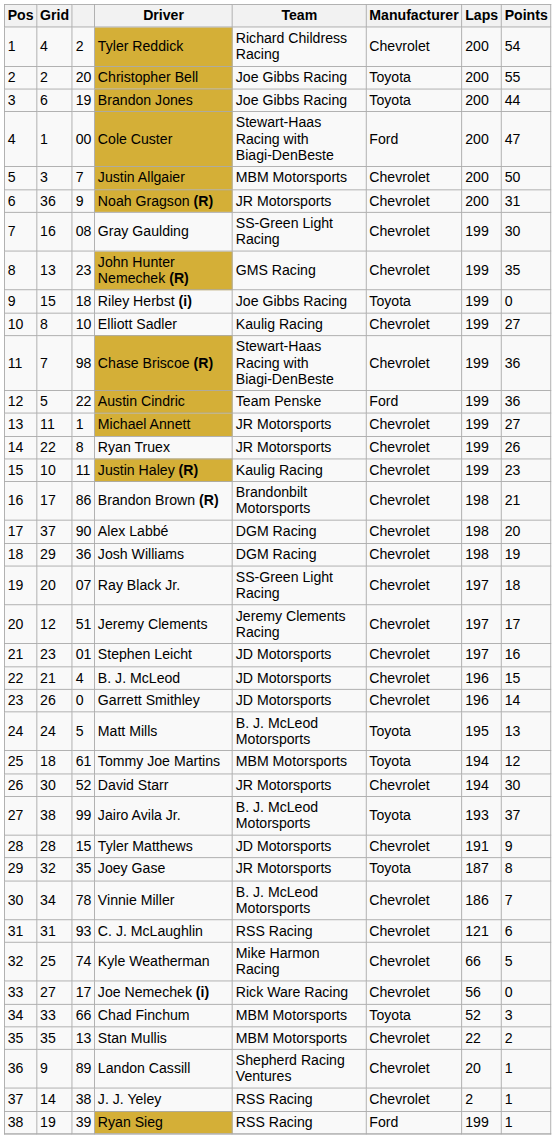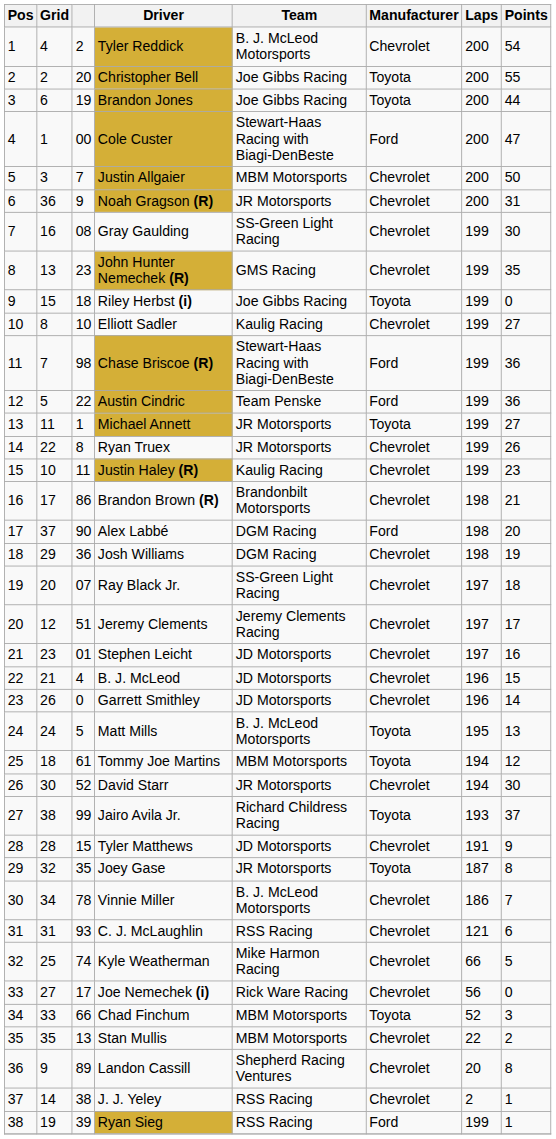(291, 46) Richard Childress Racing -> (277, 46) B. J. McLeod Motorsports
(400, 362) Chevrolet -> (384, 362) Ford
(400, 424) Chevrolet -> (390, 424) Toyota
(400, 531) Chevrolet -> (384, 531) Ford
(277, 815) B. J. McLeod Motorsports -> (291, 815) Richard Childress Racing
(509, 1068) 1 -> (509, 1068) 8
